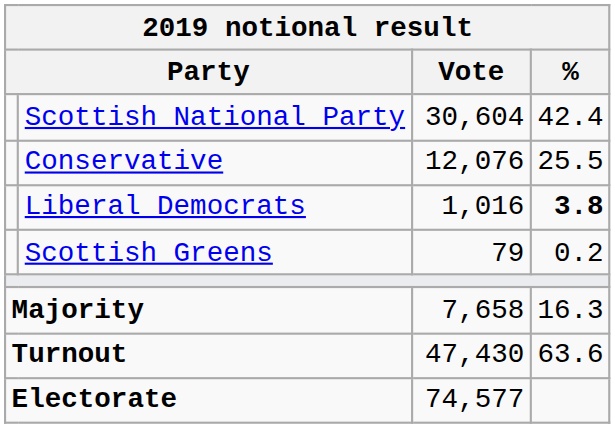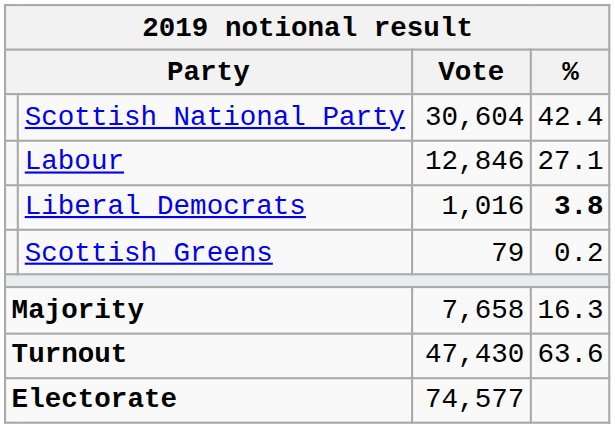+ row: (74, 162)
- row: (124, 162)
